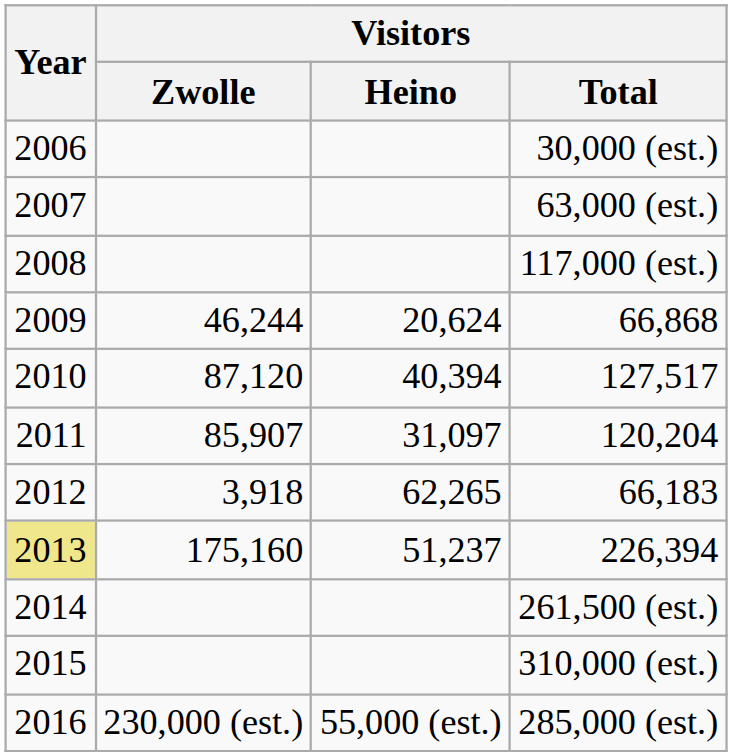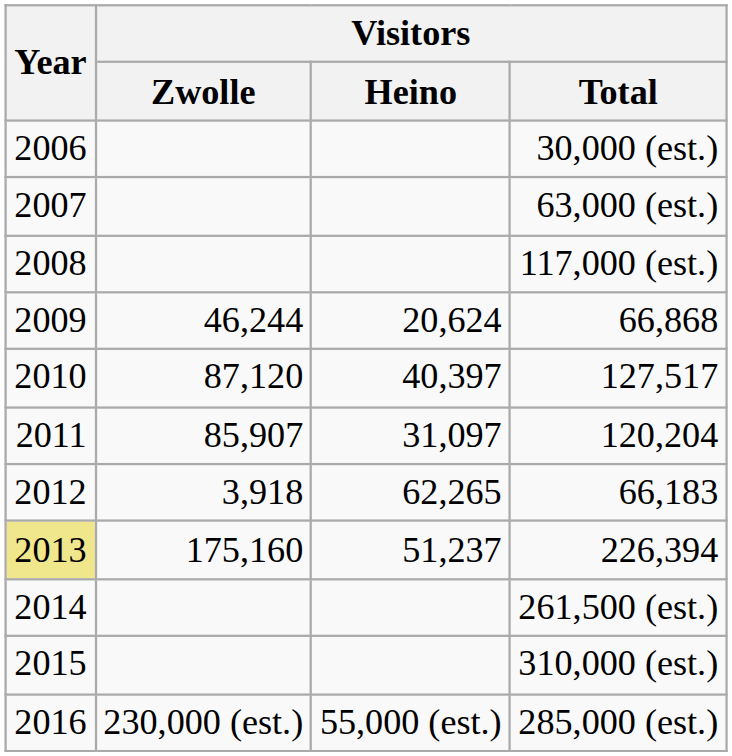(452, 377) 40,394 -> (452, 377) 40,397
